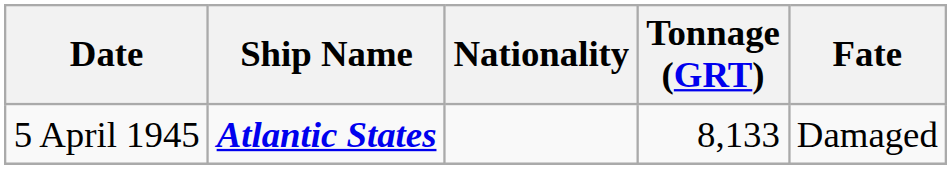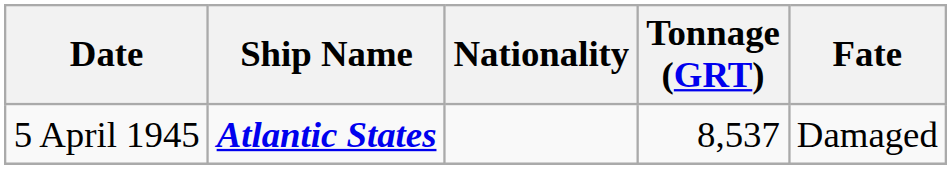(738, 133) 8,133 -> (738, 133) 8,537
